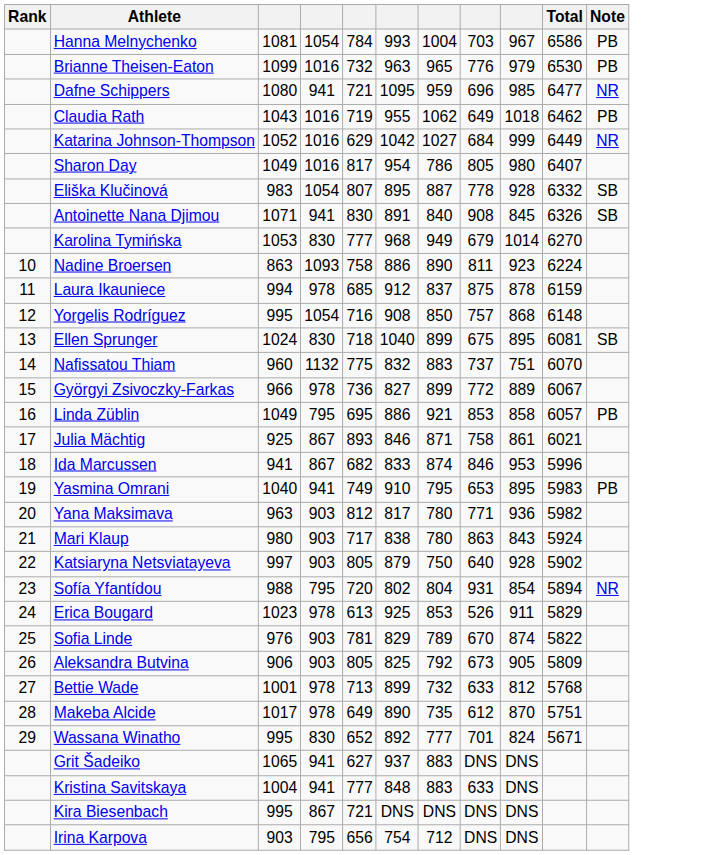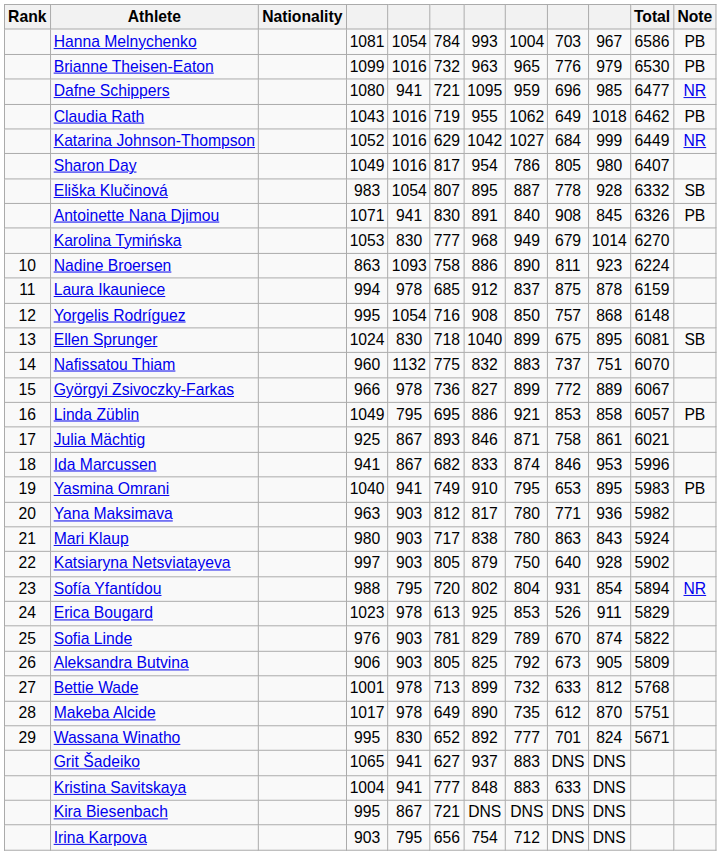+ column: (302, 16)
(607, 215) SB -> (695, 215) PB
